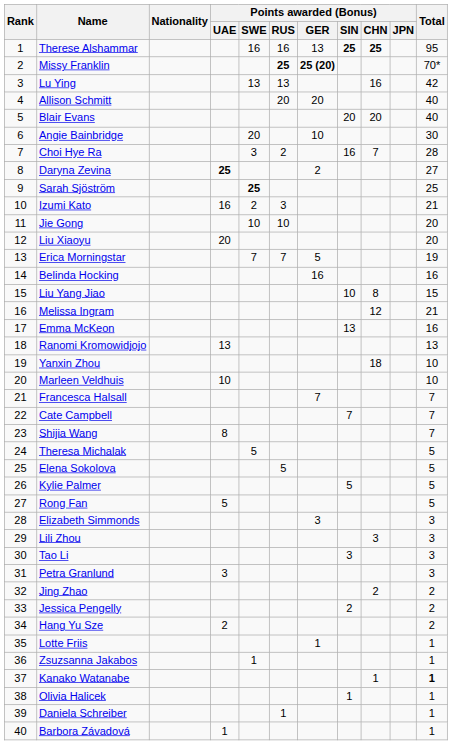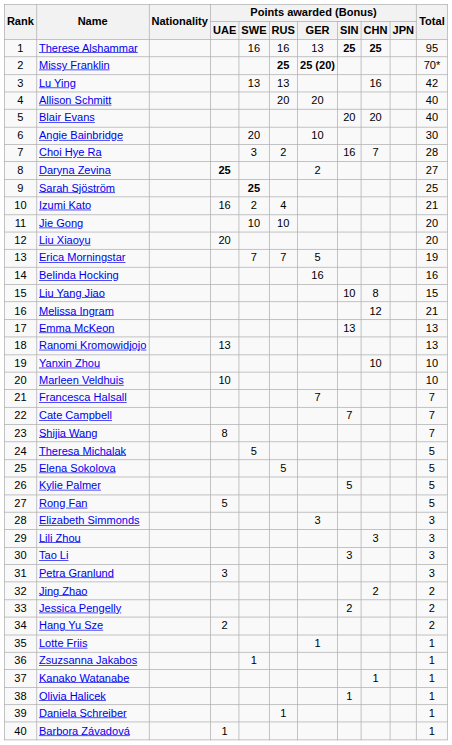(283, 205) 3 -> (283, 205) 4
(432, 328) 16 -> (432, 328) 13
(376, 363) 18 -> (376, 363) 10
(432, 678) bold -> (432, 678) normal
